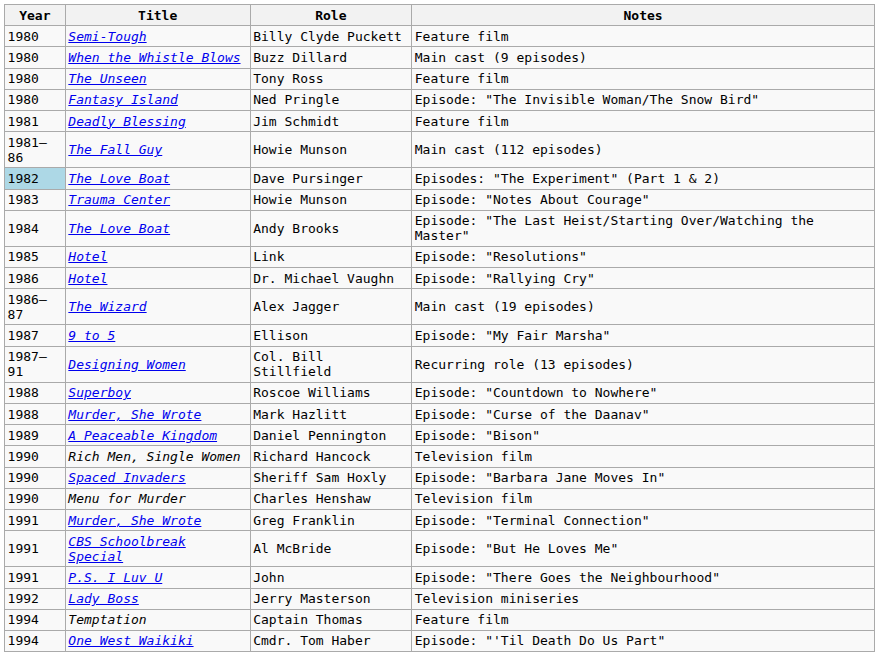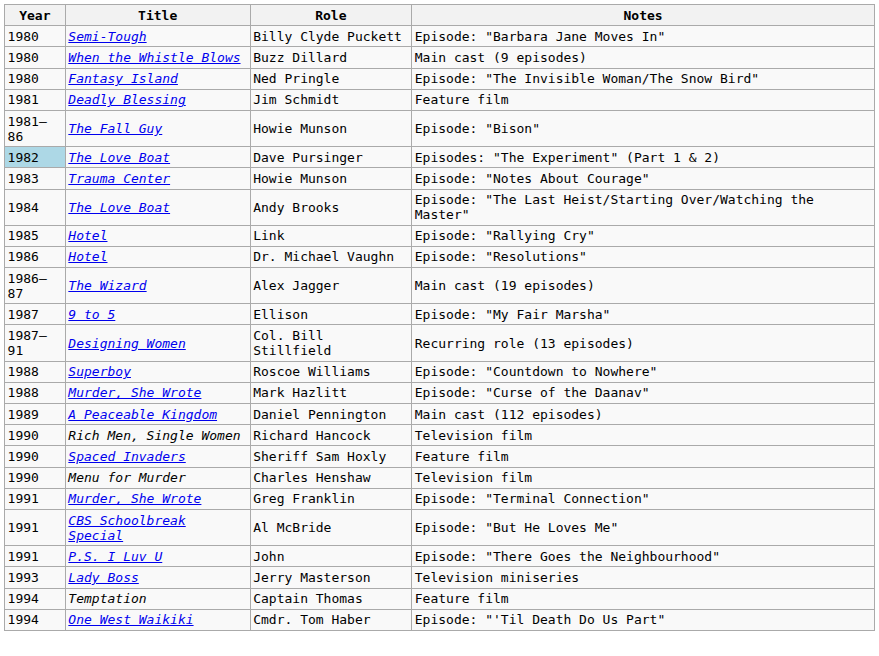(462, 36) Feature film -> (540, 36) Episode: "Barbara Jane Moves In"
- row: (107, 79)
(509, 150) Main cast (112 episodes) -> (477, 129) Episode: "Bison"
(501, 257) Episode: "Resolutions" -> (505, 236) Episode: "Rallying Cry"
(505, 278) Episode: "Rallying Cry" -> (501, 257) Episode: "Resolutions"
(477, 435) Episode: "Bison" -> (509, 414) Main cast (112 episodes)
(540, 478) Episode: "Barbara Jane Moves In" -> (462, 456) Feature film
(23, 599) 1992 -> (23, 577) 1993
